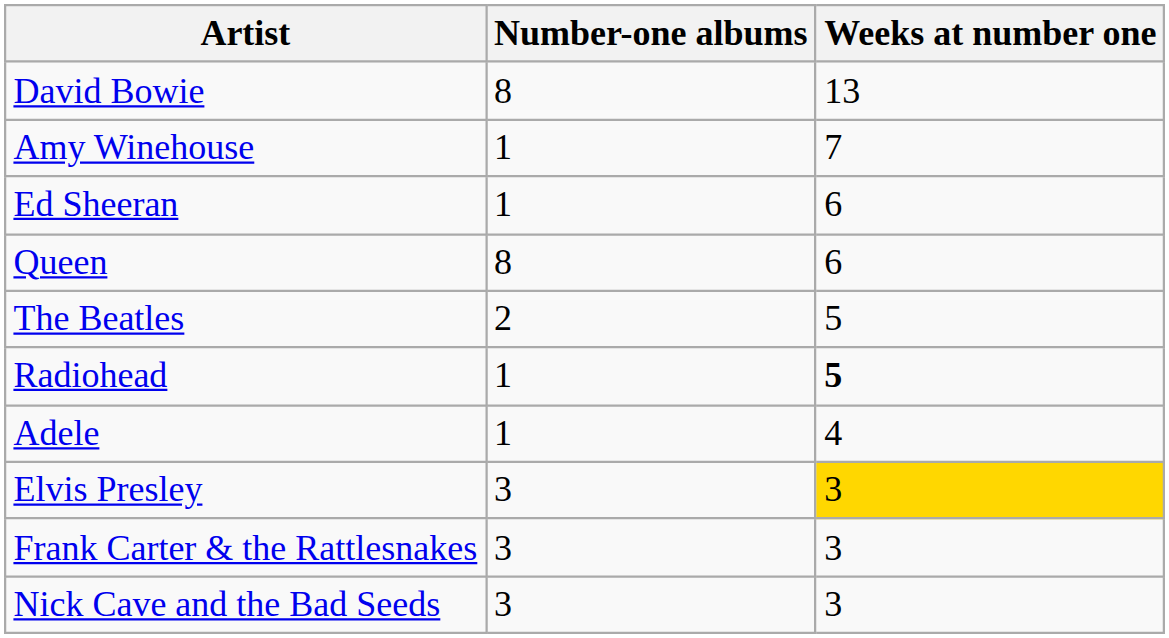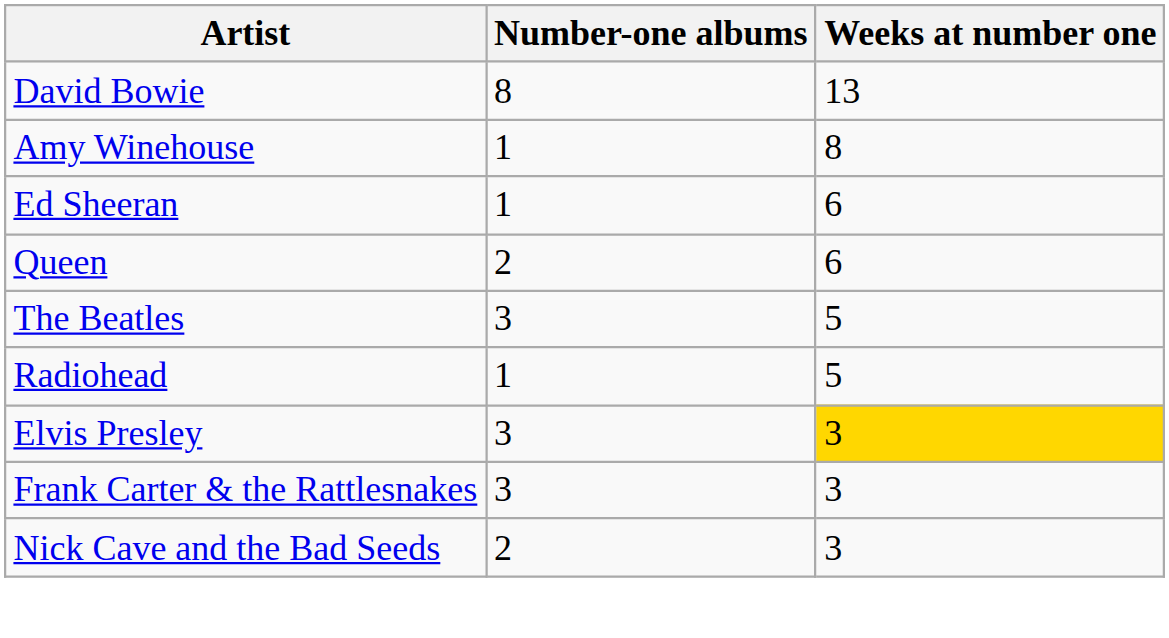(833, 147) 7 -> (833, 147) 8
(503, 261) 8 -> (503, 261) 2
(503, 318) 2 -> (503, 318) 3
(833, 375) bold -> (833, 375) normal
- row: (56, 432)
(503, 603) 3 -> (503, 546) 2
